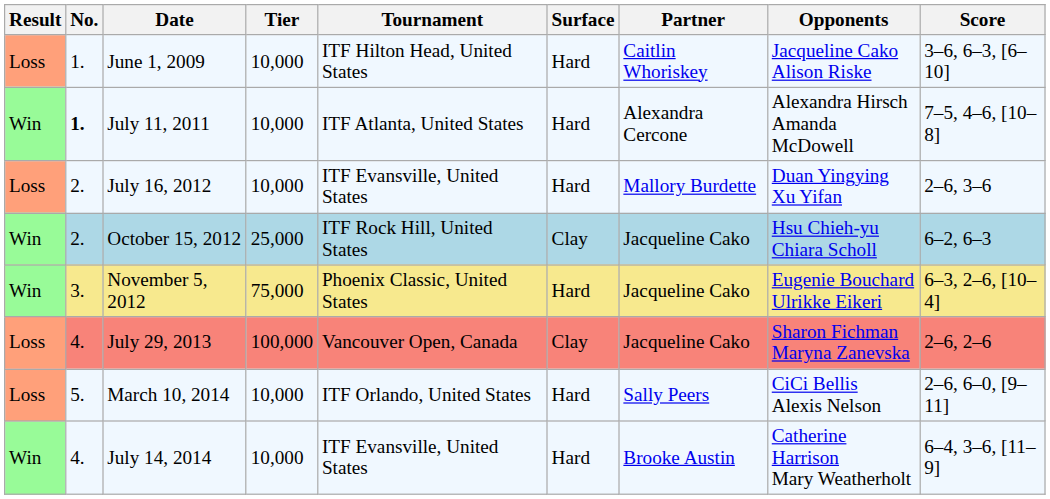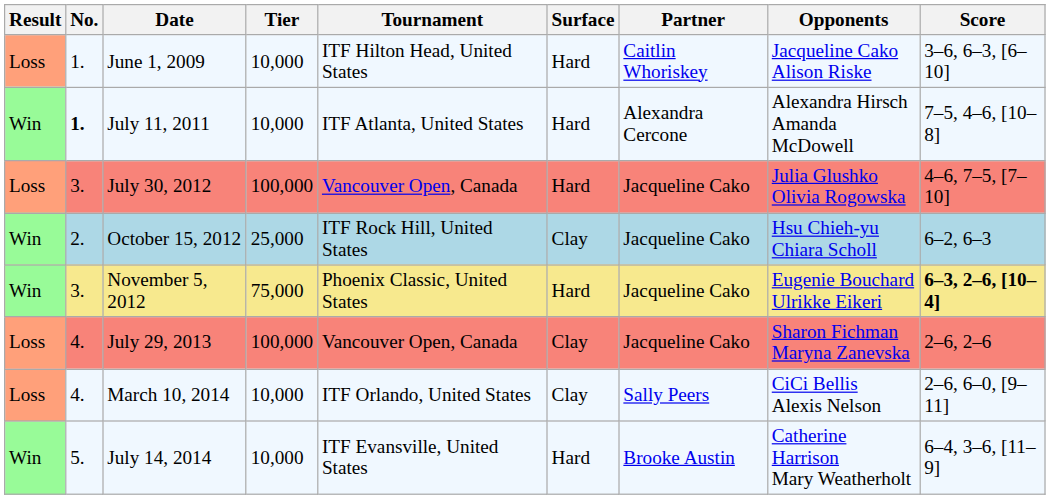- row: (159, 186)
+ row: (159, 186)
(980, 290) normal -> (980, 290) bold
(77, 394) 5. -> (77, 394) 4.
(571, 394) Hard -> (570, 394) Clay
(77, 457) 4. -> (77, 457) 5.
